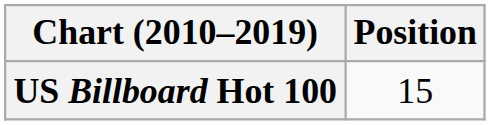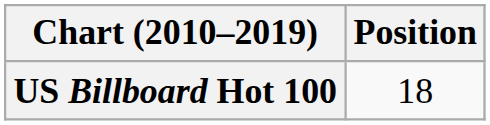(415, 89) 15 -> (415, 89) 18
